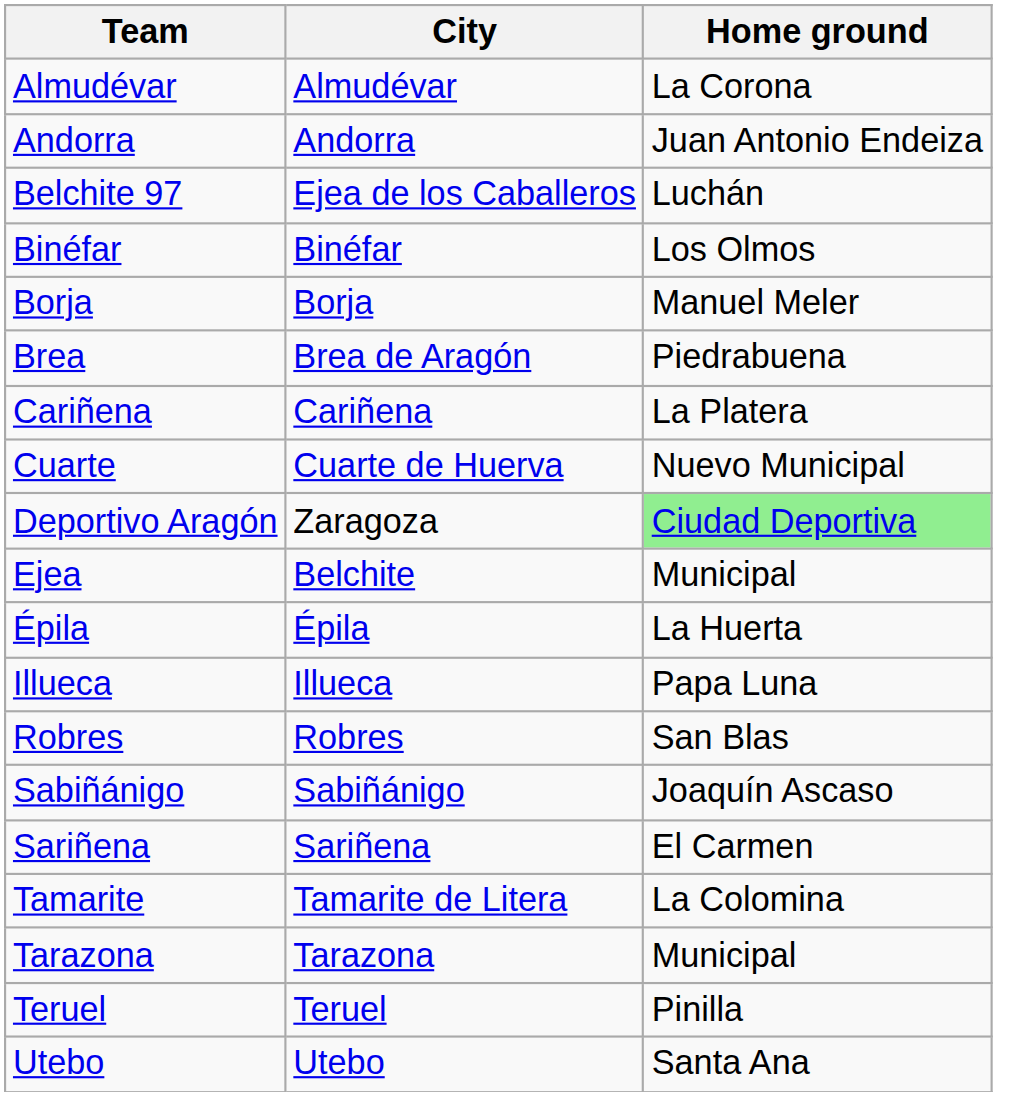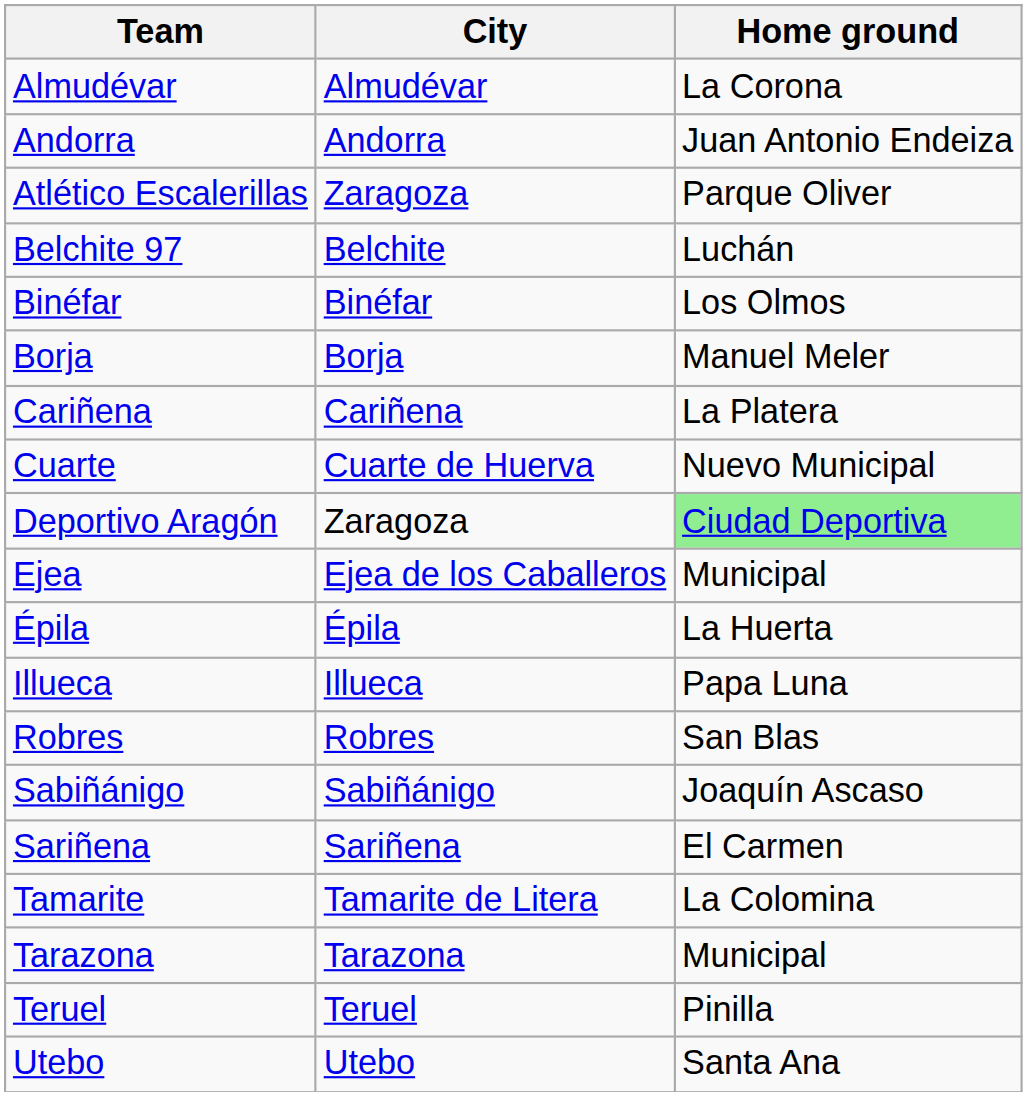+ row: (160, 194)
(465, 194) Ejea de los Caballeros -> (385, 248) Belchite
- row: (49, 357)
(354, 574) Belchite -> (495, 574) Ejea de los Caballeros
